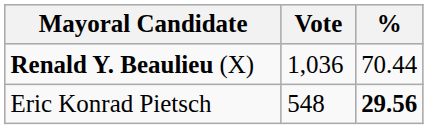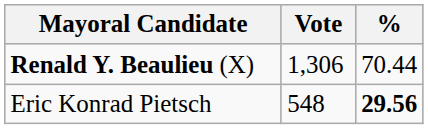(315, 63) 1,036 -> (315, 63) 1,306
